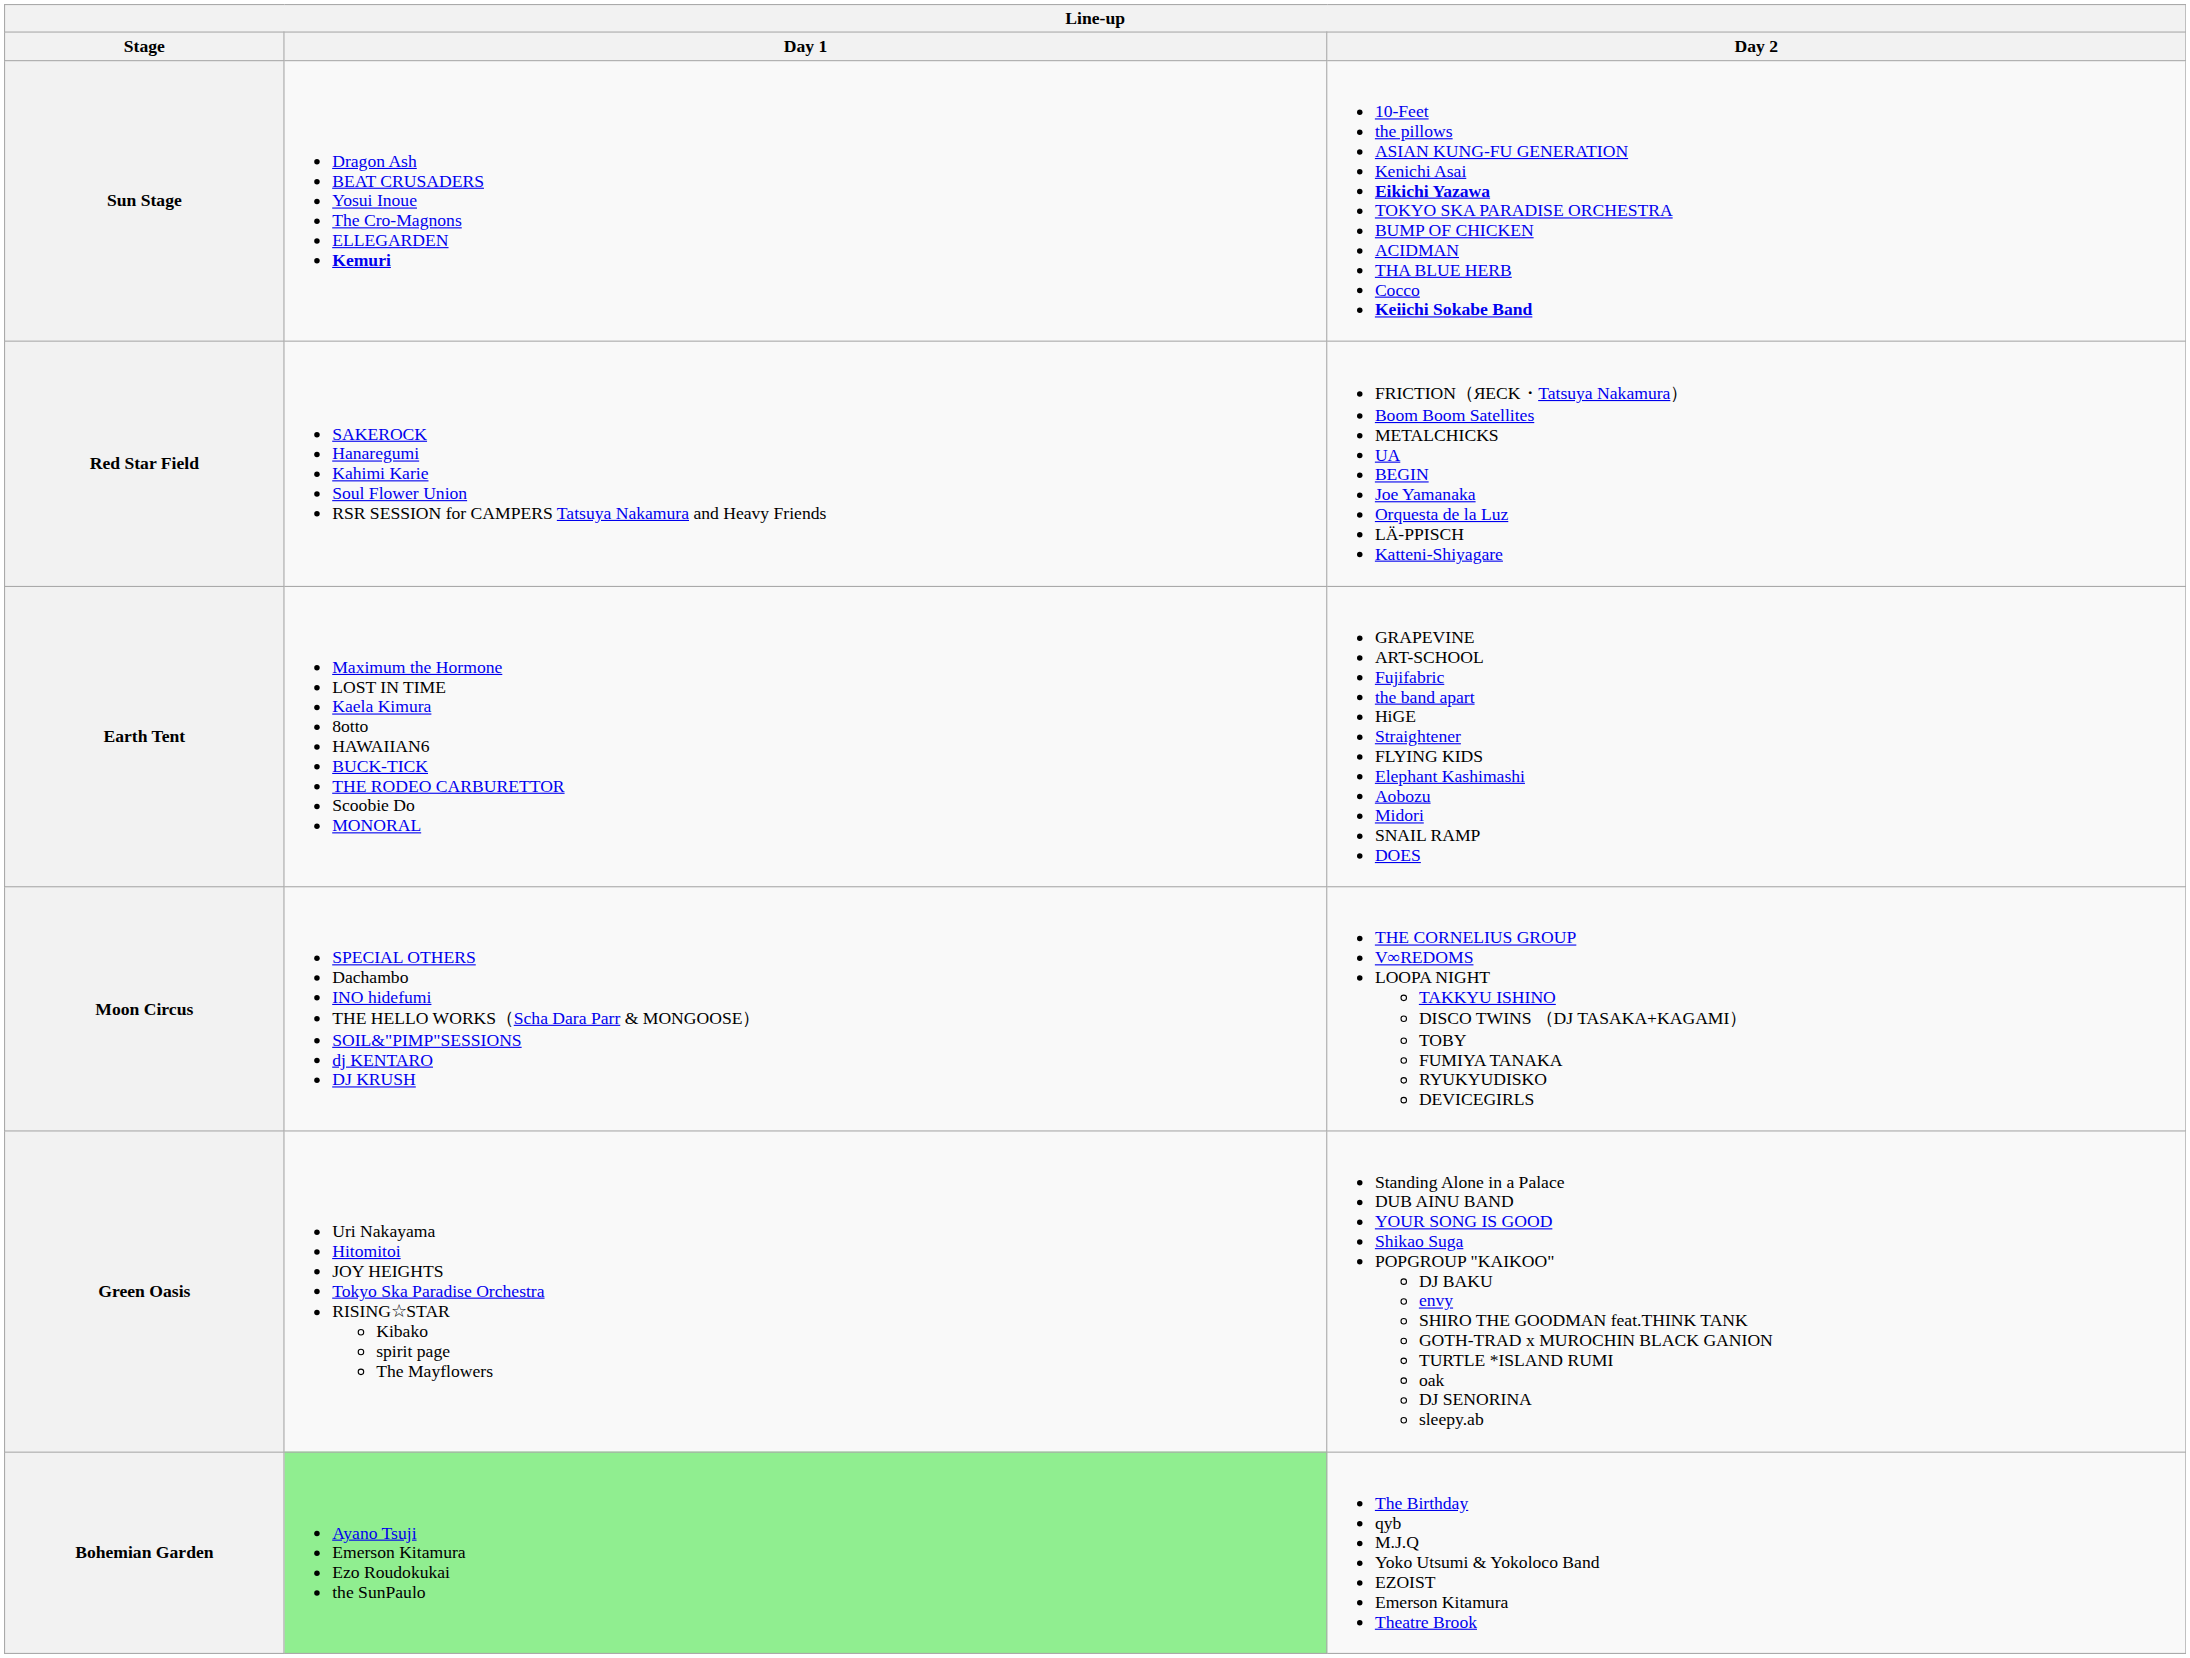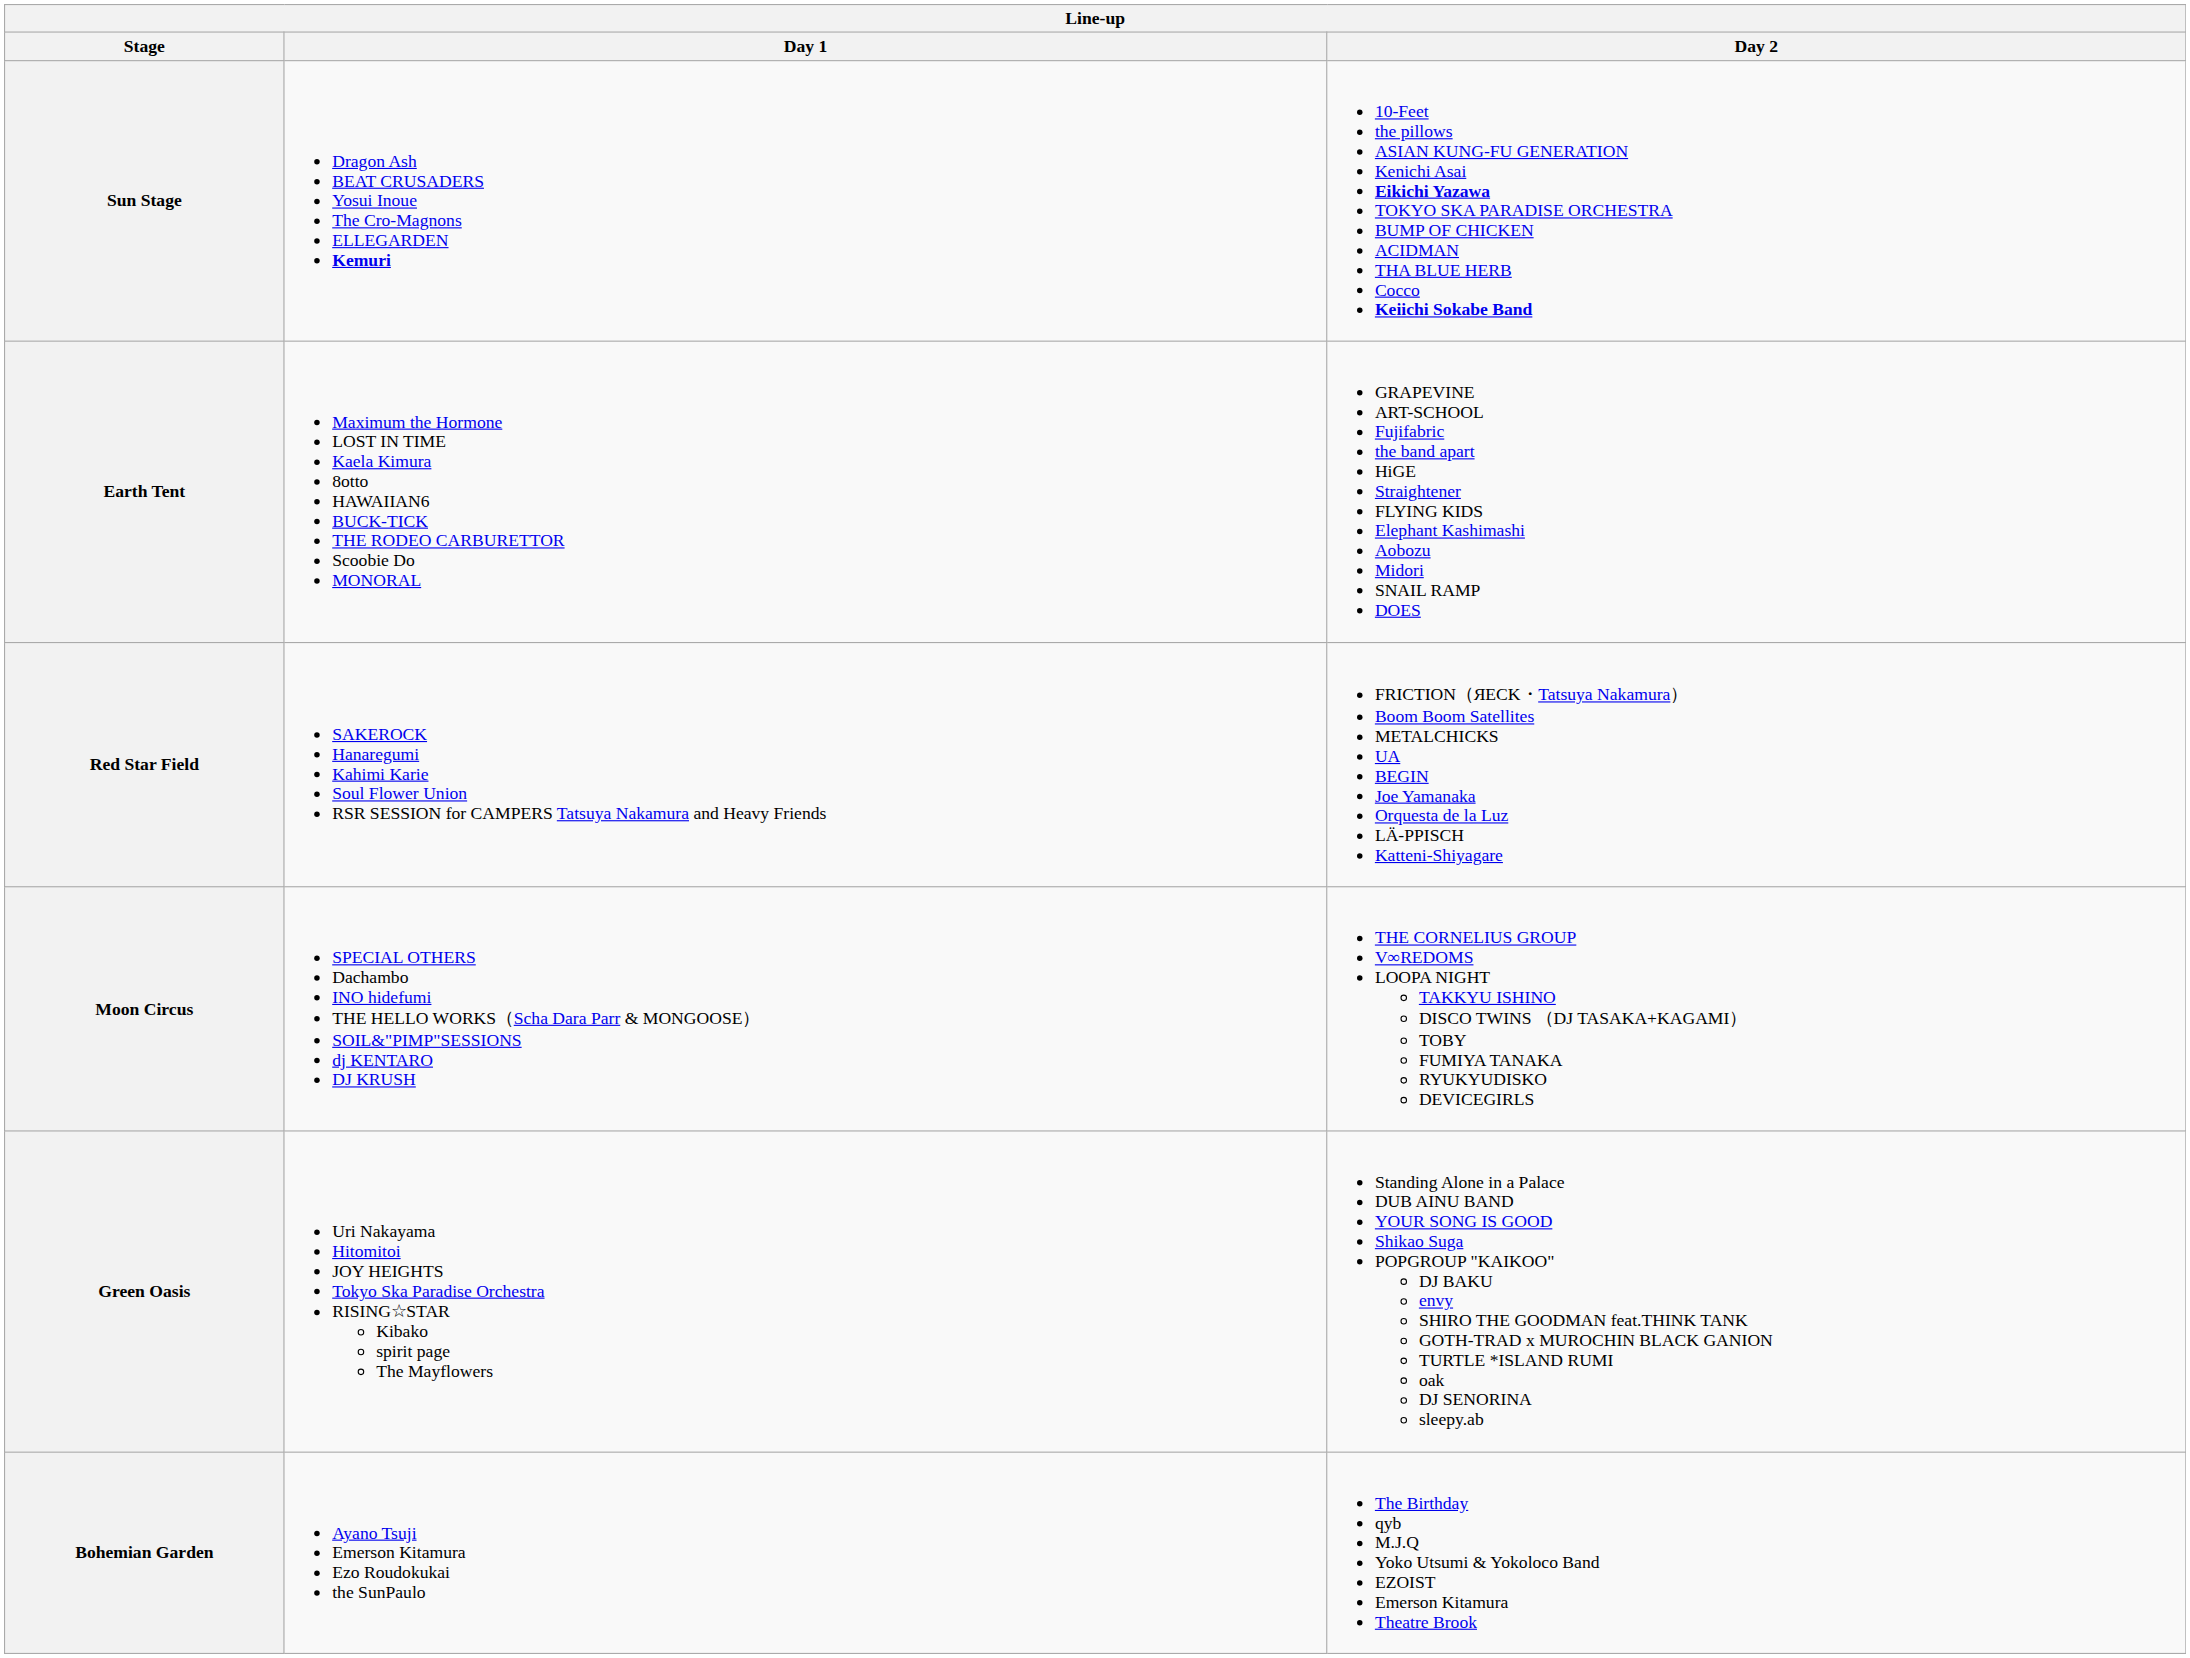rows swapped: (144, 736) <-> (144, 463)
(805, 1562) lightgreen background -> (805, 1562) no background
